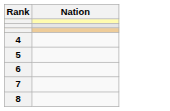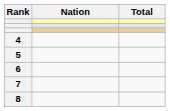+ column: (142, 11)
